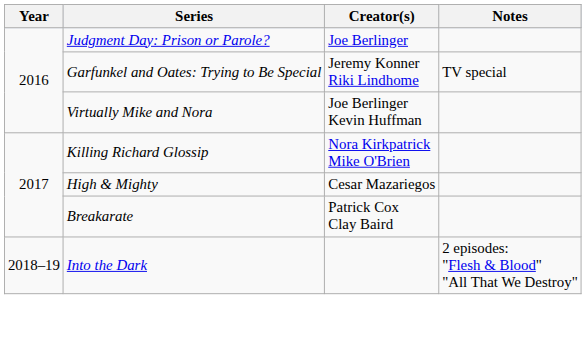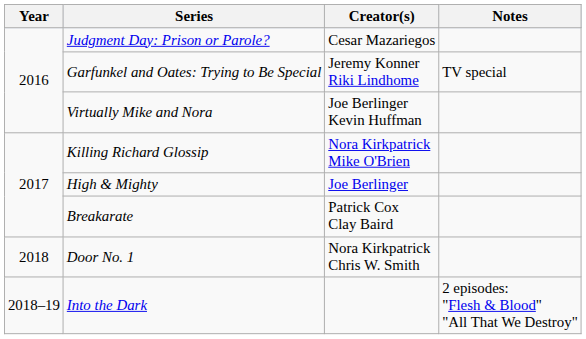(368, 39) Joe Berlinger -> (382, 39) Cesar Mazariegos
(382, 184) Cesar Mazariegos -> (368, 184) Joe Berlinger
+ row: (101, 256)
